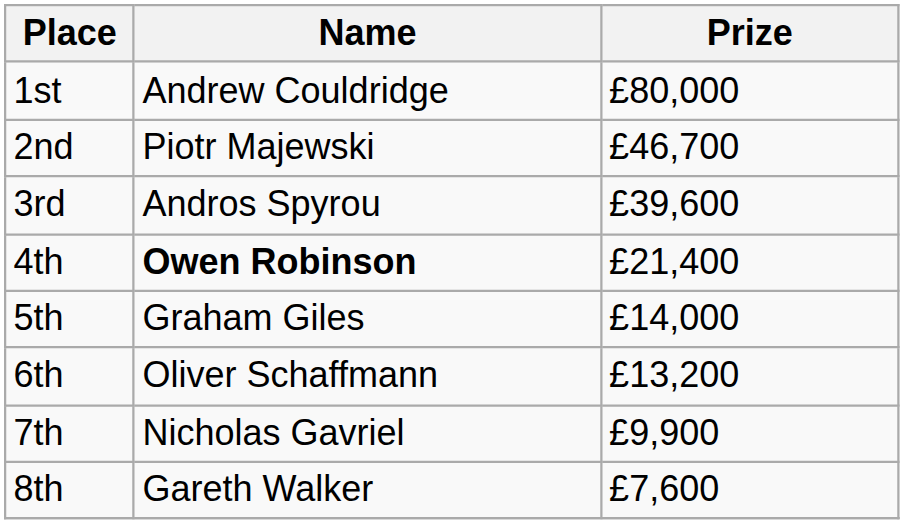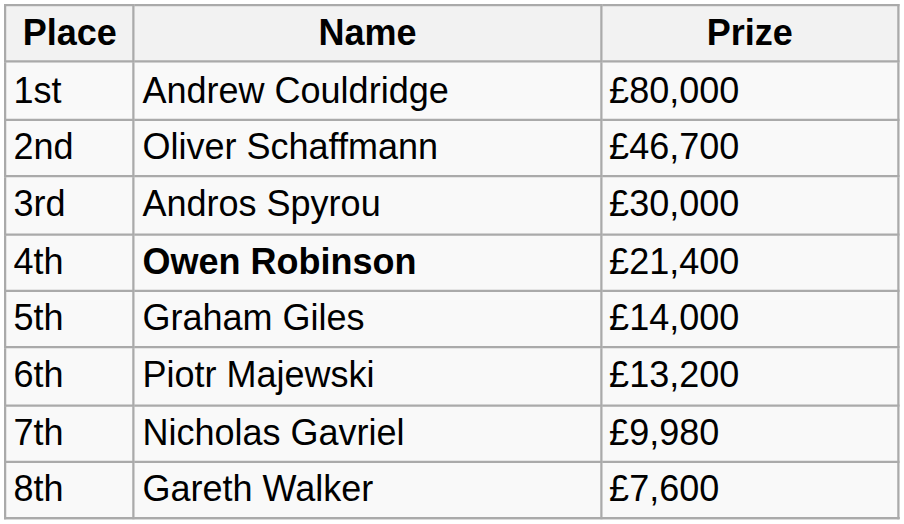(259, 147) Piotr Majewski -> (290, 147) Oliver Schaffmann
(674, 204) £39,600 -> (674, 204) £30,000
(290, 375) Oliver Schaffmann -> (259, 375) Piotr Majewski
(664, 432) £9,900 -> (664, 432) £9,980
